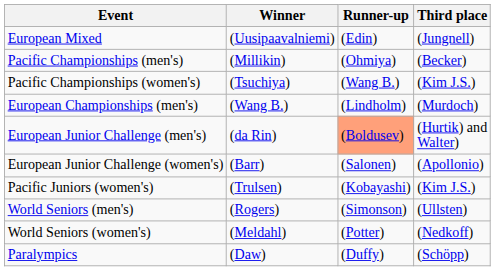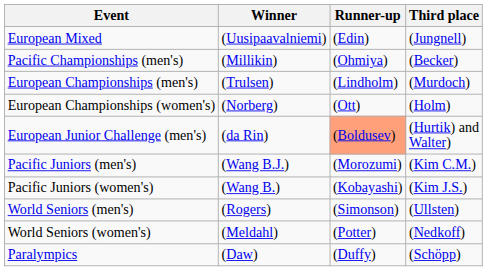- row: (104, 82)
(259, 104) (Wang B.) -> (248, 82) (Trulsen)
+ row: (111, 104)
- row: (116, 165)
+ row: (72, 165)
(256, 187) (Trulsen) -> (251, 187) (Wang B.)
